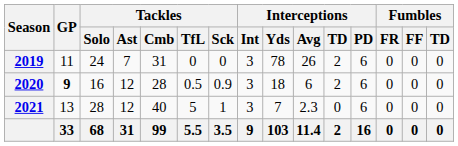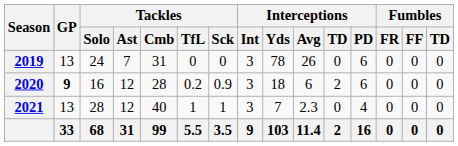(67, 61) 11 -> (67, 61) 13
(337, 61) 2 -> (337, 61) 0
(193, 84) 0.5 -> (193, 84) 0.2
(193, 107) 5 -> (193, 107) 1
(364, 107) 6 -> (364, 107) 4
